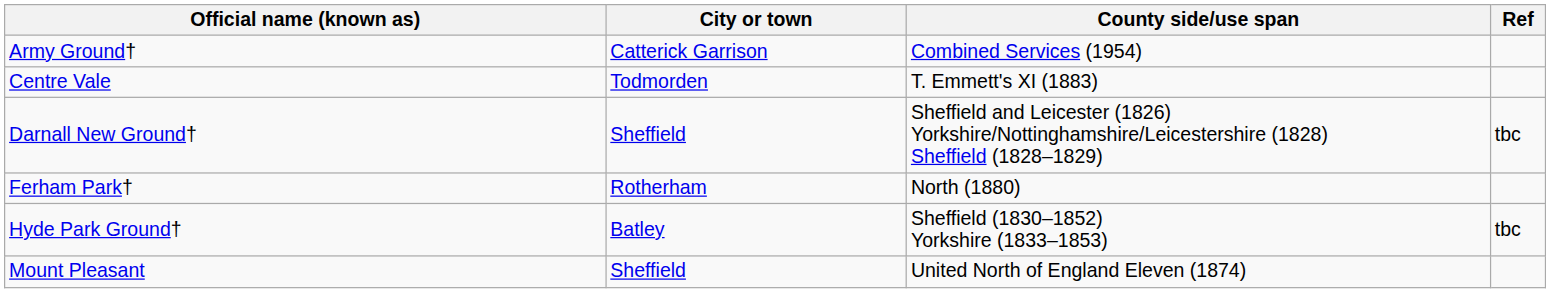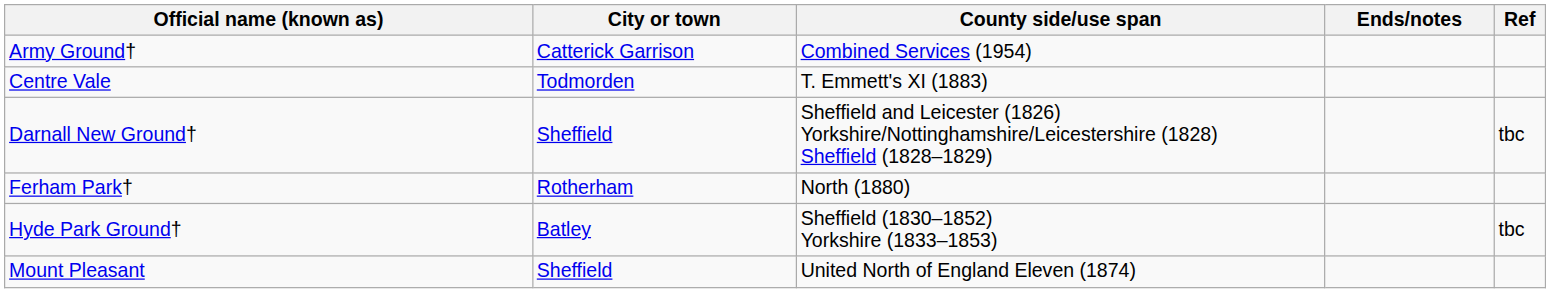+ column: (1409, 19)
